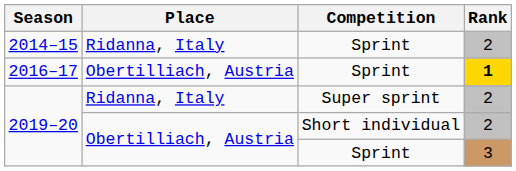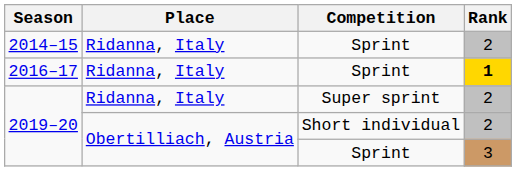(190, 72) Obertilliach, Austria -> (155, 72) Ridanna, Italy
